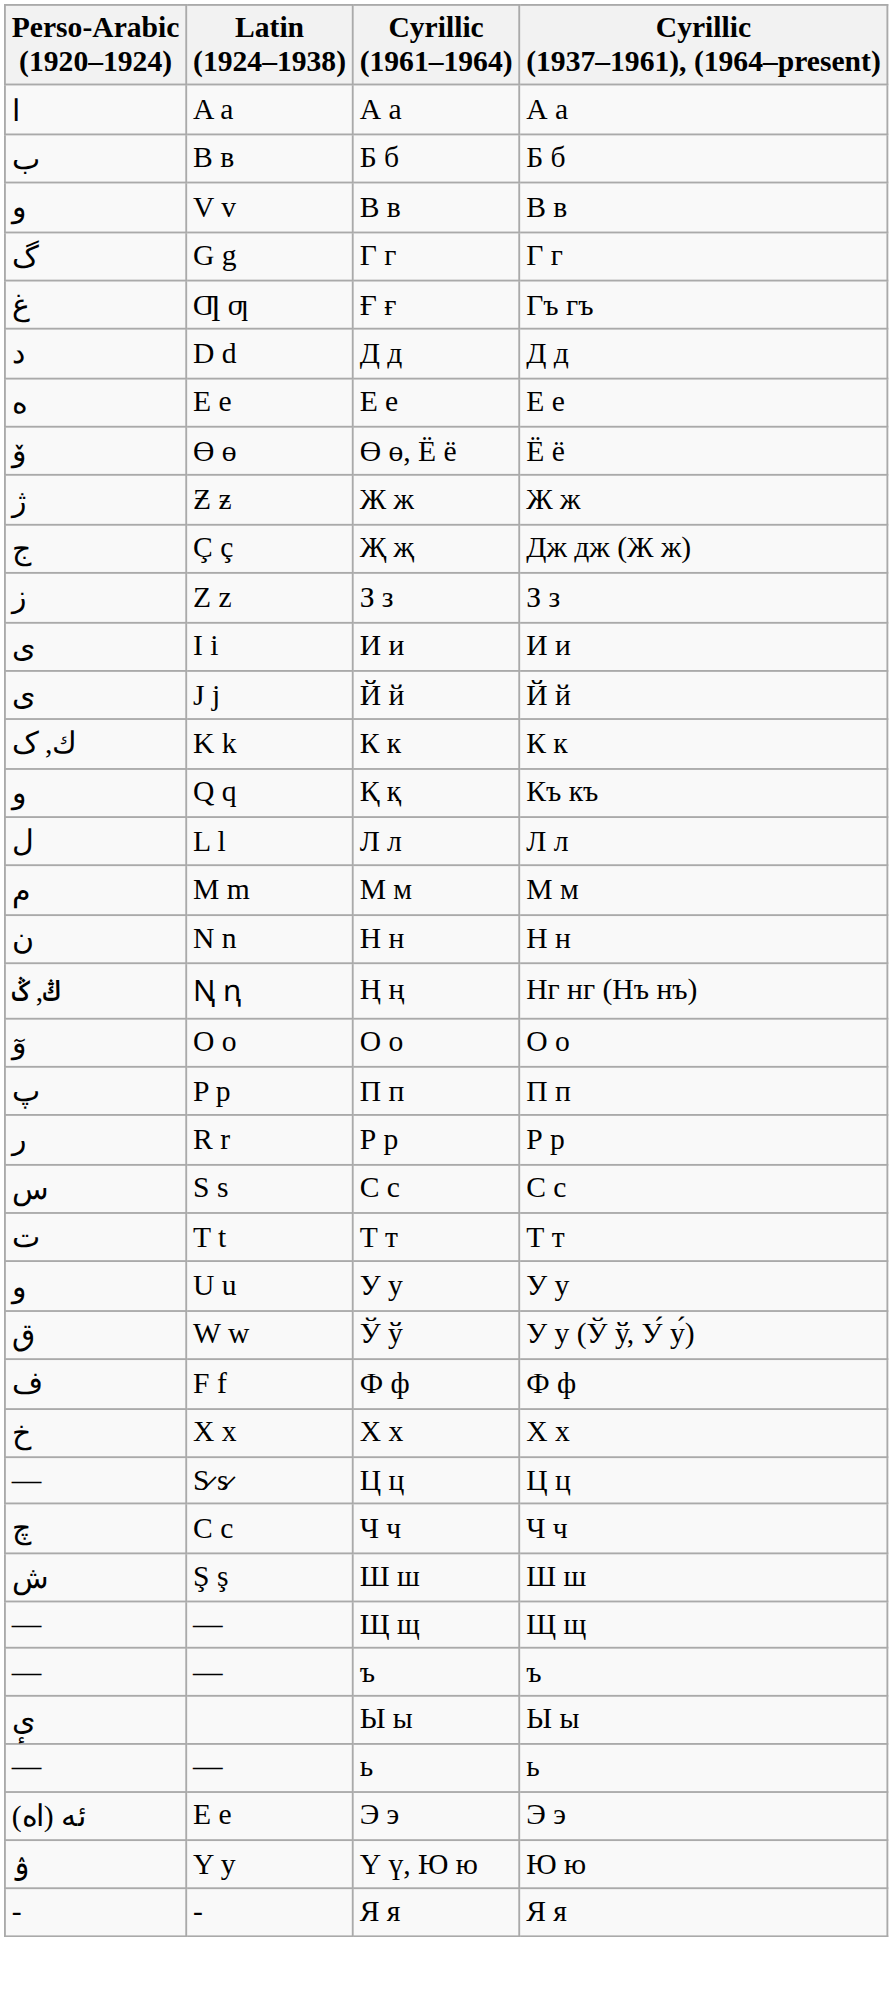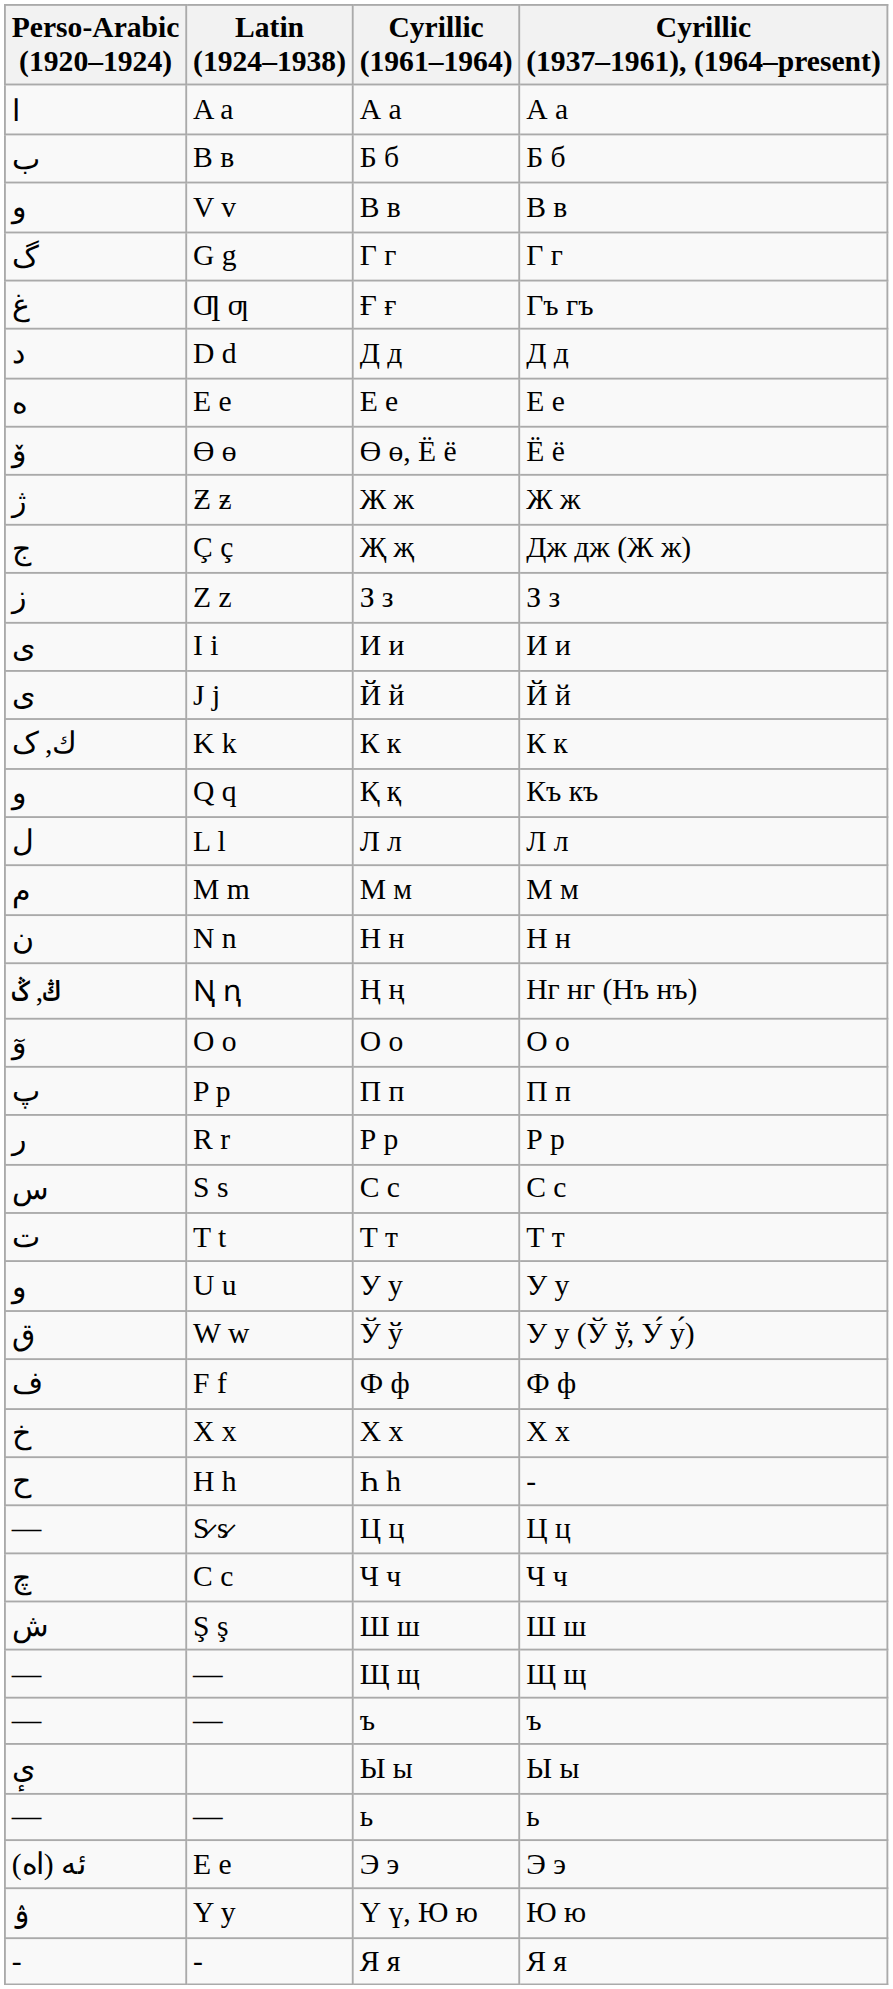+ row: (380, 1480)
